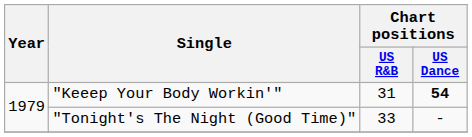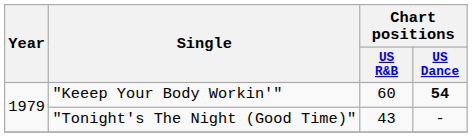(387, 94) 31 -> (387, 94) 60
(387, 119) 33 -> (387, 119) 43
